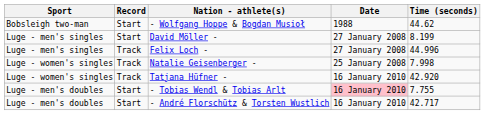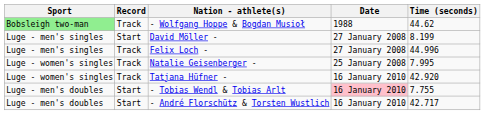(47, 24) no background -> (47, 24) lightgreen background
(129, 24) Start -> (129, 24) Track
(422, 63) 7.998 -> (422, 63) 7.995
